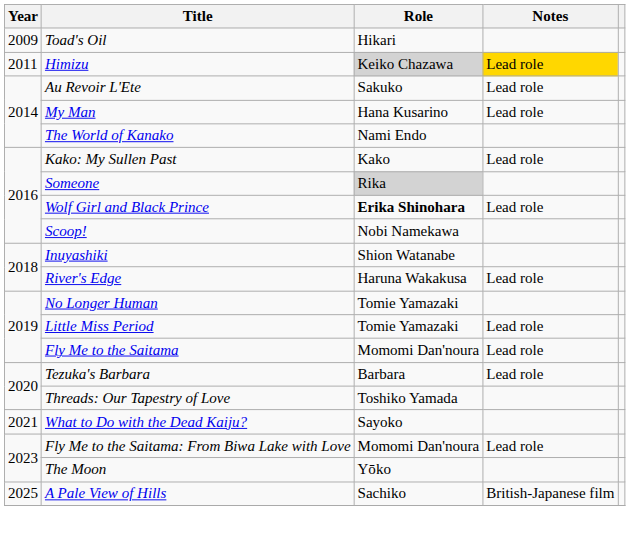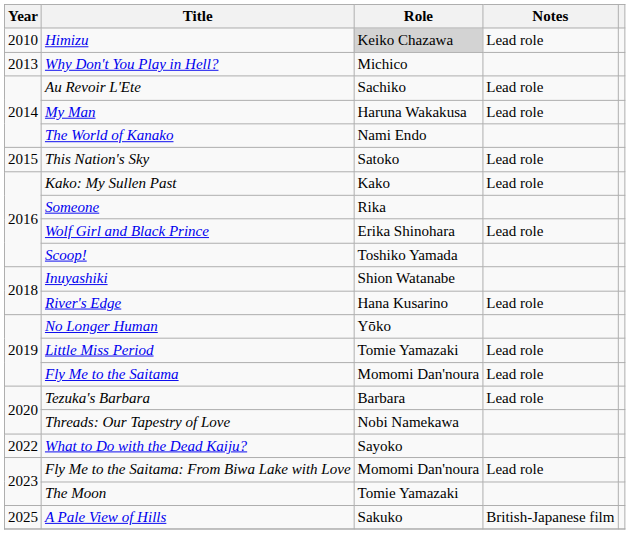- row: (76, 40)
(23, 64) 2011 -> (23, 40) 2010
(515, 64) gold background -> (515, 40) no background
+ row: (132, 64)
(380, 87) Sakuko -> (382, 87) Sachiko
(403, 111) Hana Kusarino -> (412, 111) Haruna Wakakusa
+ row: (97, 159)
(372, 183) lightgrey background -> (372, 207) no background
(411, 207) bold -> (406, 231) normal
(408, 231) Nobi Namekawa -> (408, 254) Toshiko Yamada
(412, 278) Haruna Wakakusa -> (403, 302) Hana Kusarino
(408, 302) Tomie Yamazaki -> (374, 326) Yōko
(408, 398) Toshiko Yamada -> (408, 421) Nobi Namekawa
(23, 421) 2021 -> (23, 445) 2022
(374, 469) Yōko -> (408, 493) Tomie Yamazaki
(382, 493) Sachiko -> (380, 517) Sakuko
